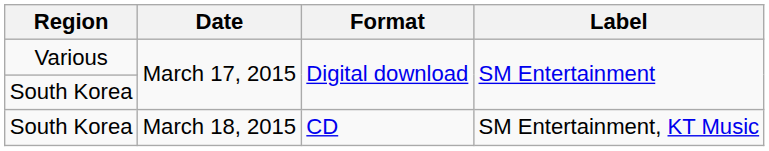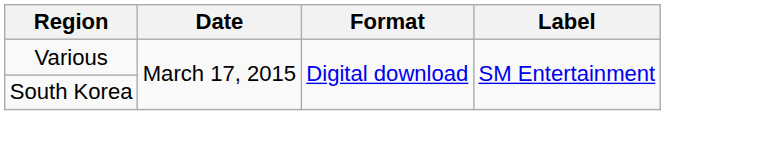- row: (71, 127)
